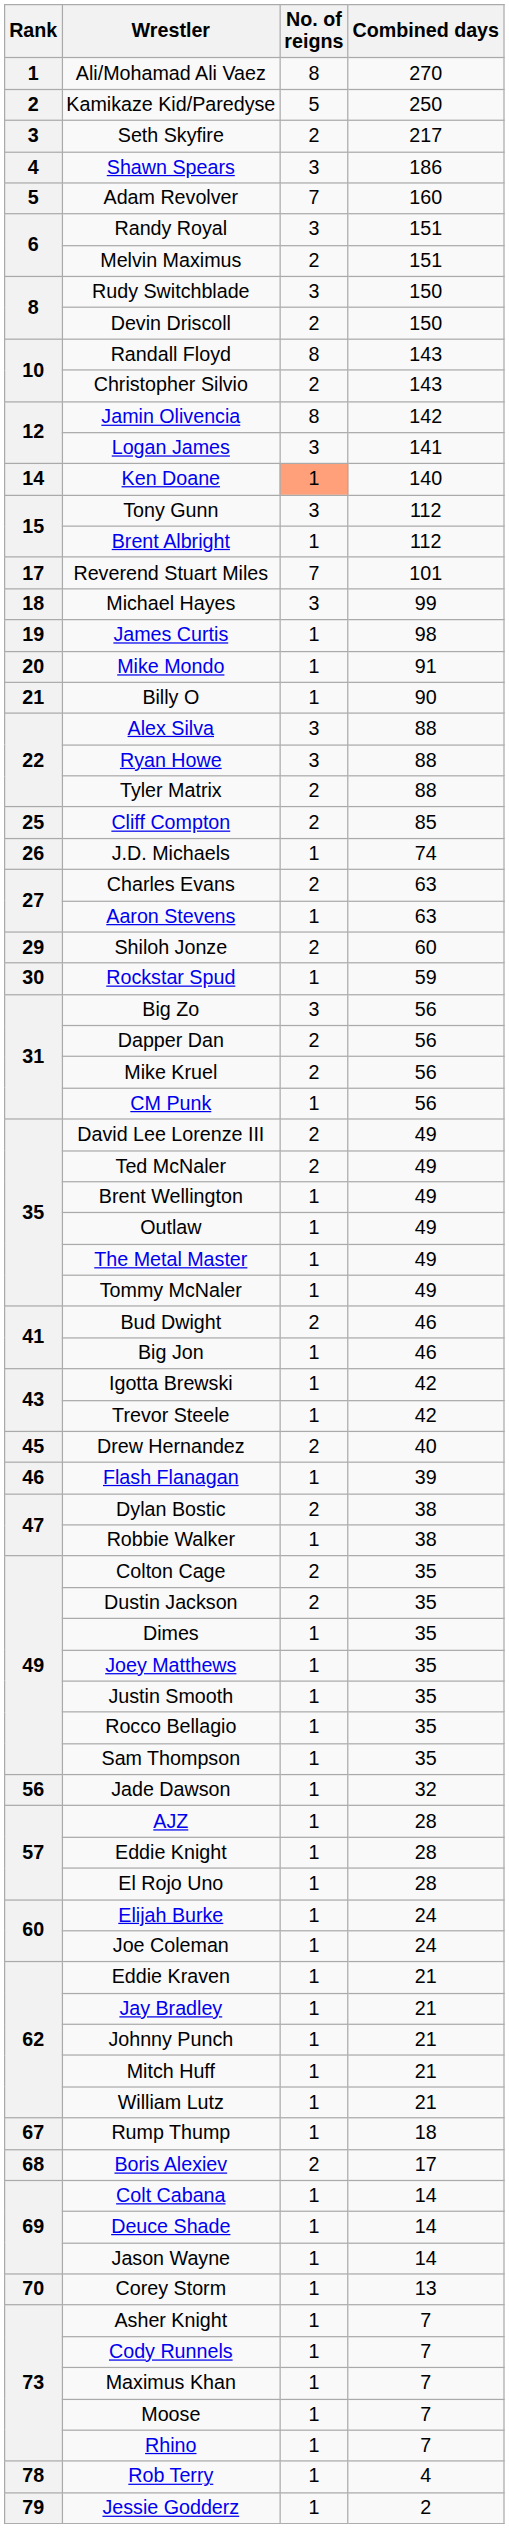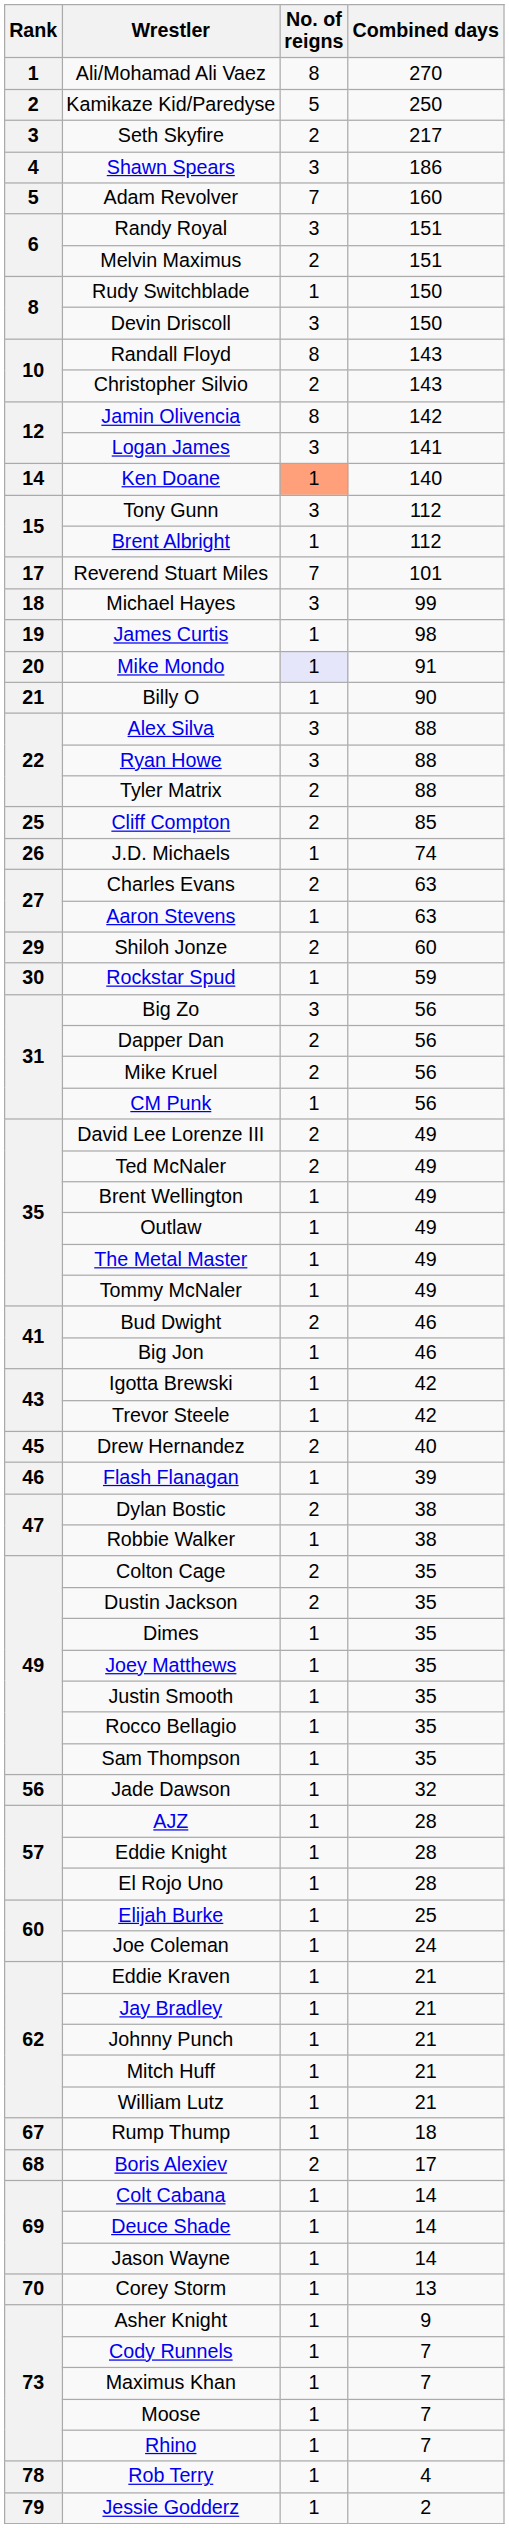(314, 291) 3 -> (314, 291) 1
(314, 323) 2 -> (314, 323) 3
(314, 666) no background -> (314, 666) lavender background
(426, 1914) 24 -> (426, 1914) 25
(426, 2320) 7 -> (426, 2320) 9
